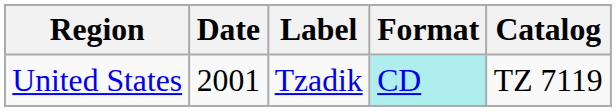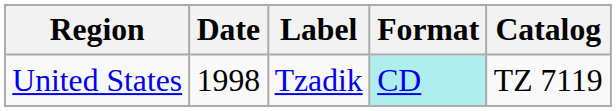(228, 79) 2001 -> (228, 79) 1998
